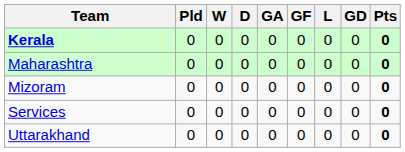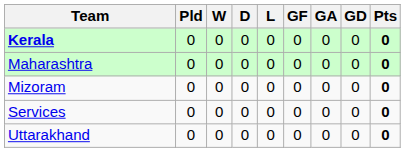columns swapped: (328, 16) <-> (272, 16)
